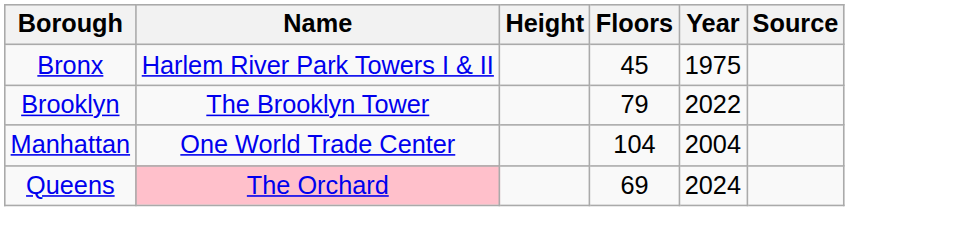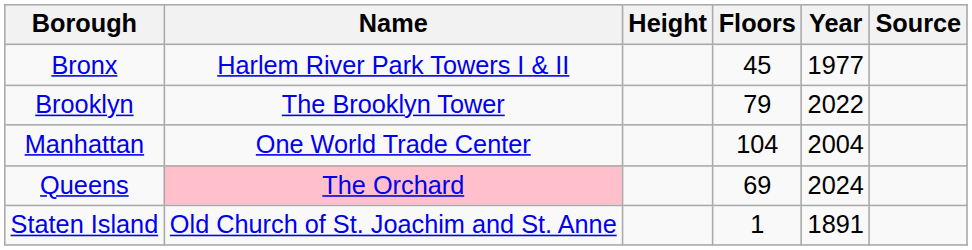(713, 64) 1975 -> (836, 64) 1977
+ row: (84, 225)
